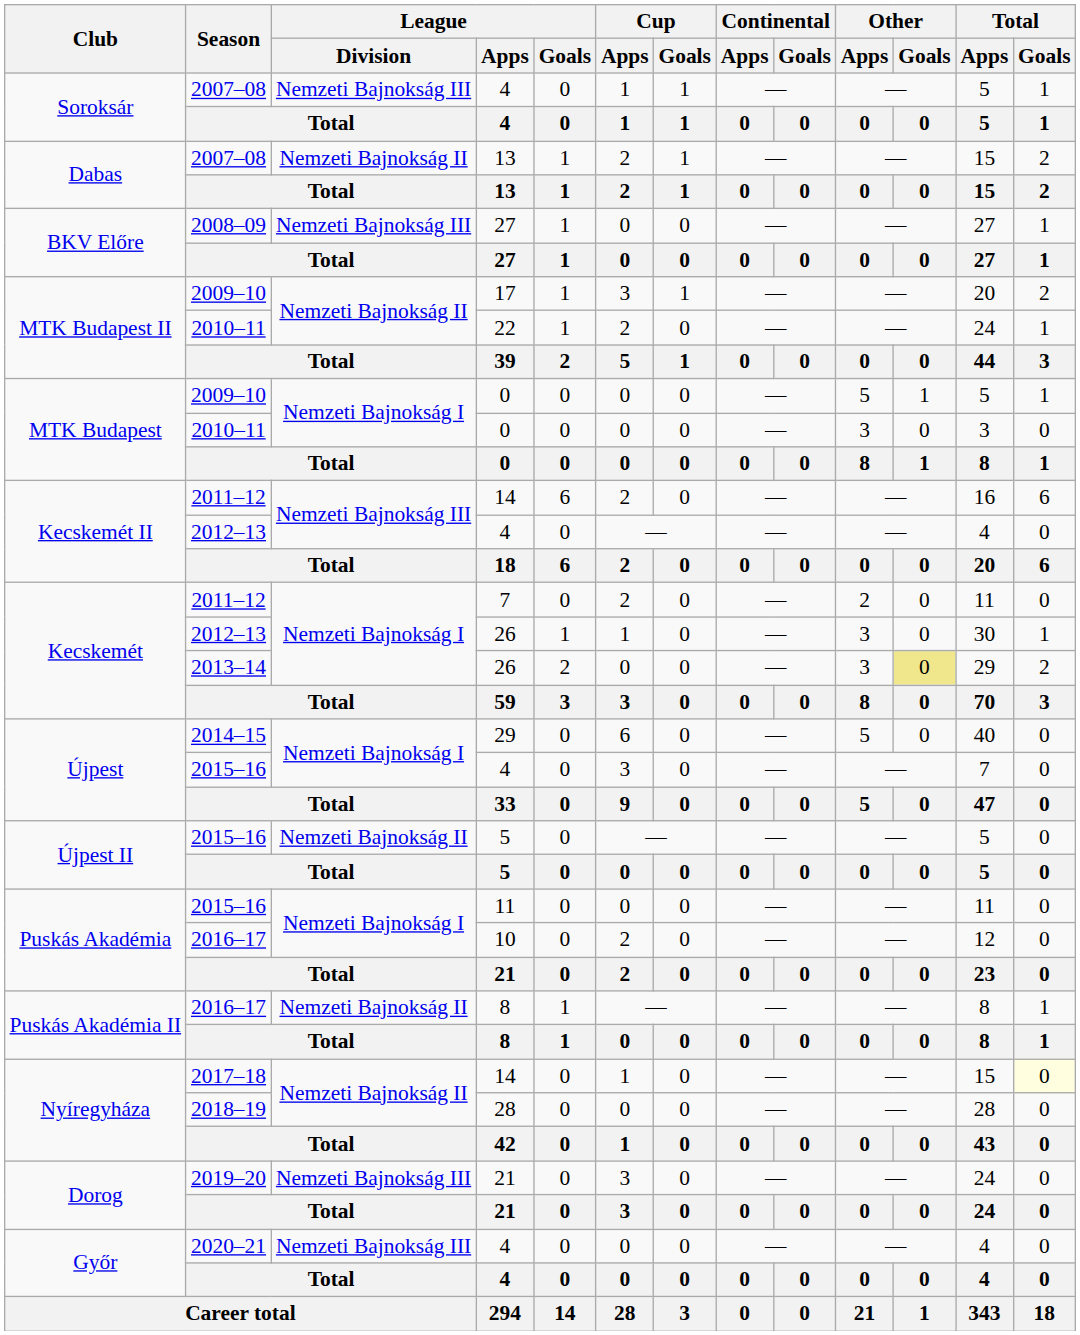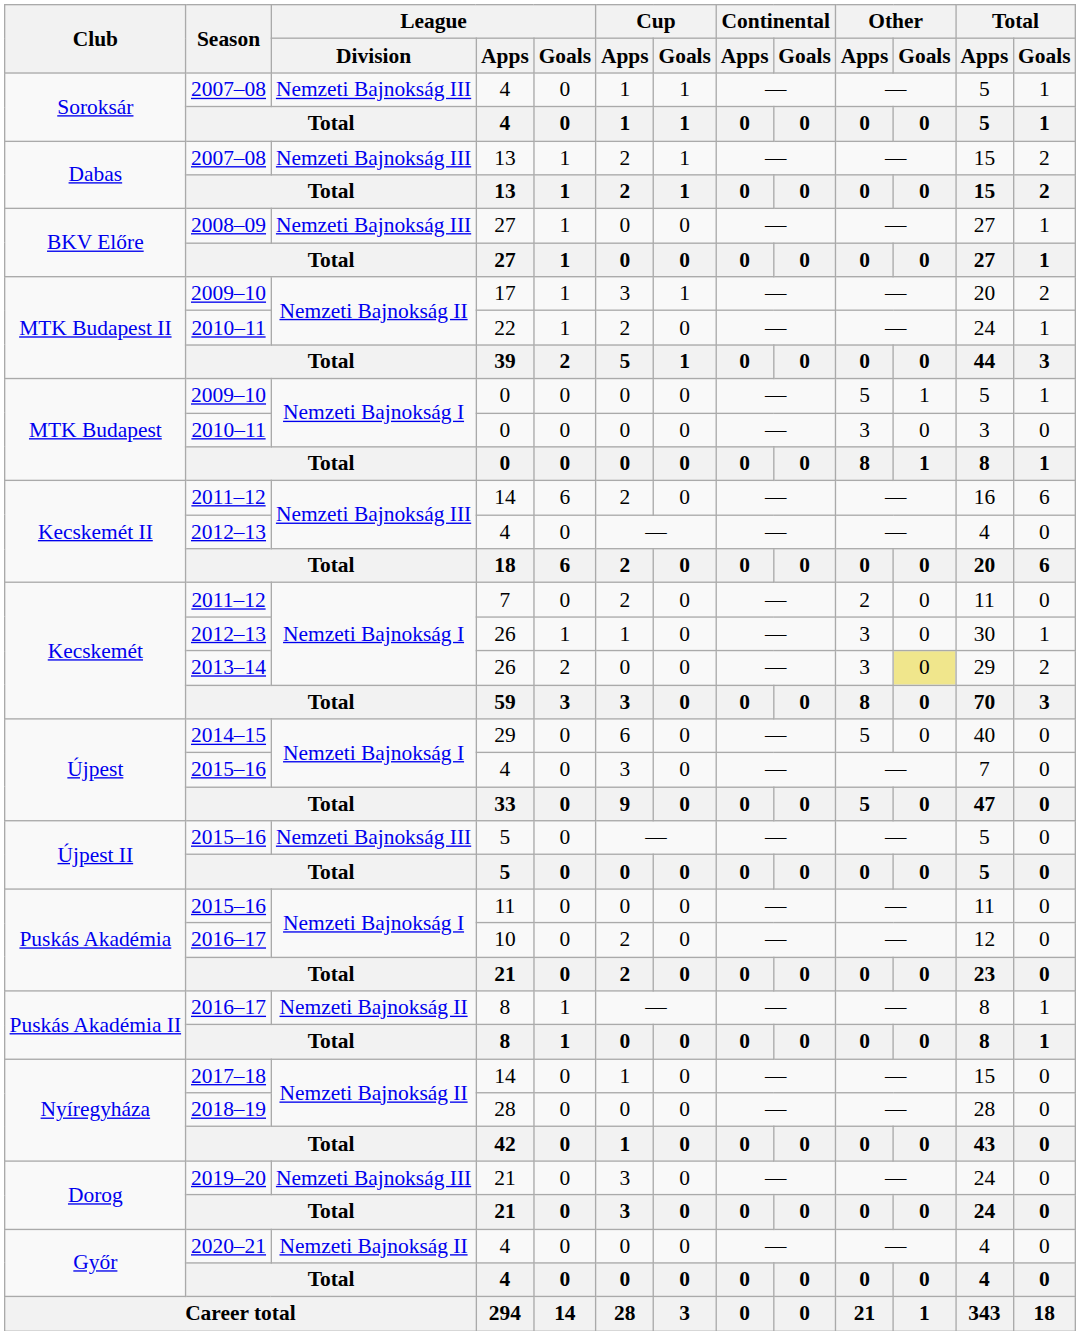(374, 157) Nemzeti Bajnokság II -> (374, 157) Nemzeti Bajnokság III
(374, 837) Nemzeti Bajnokság II -> (374, 837) Nemzeti Bajnokság III
(1044, 1075) lightyellow background -> (1044, 1075) no background
(374, 1245) Nemzeti Bajnokság III -> (374, 1245) Nemzeti Bajnokság II
